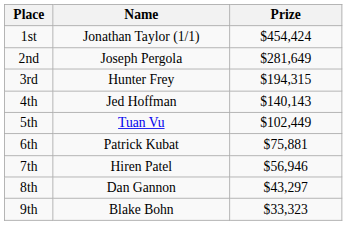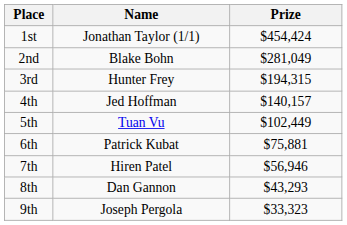(141, 58) Joseph Pergola -> (141, 58) Blake Bohn
(286, 58) $281,649 -> (286, 58) $281,049
(286, 101) $140,143 -> (286, 101) $140,157
(286, 187) $43,297 -> (286, 187) $43,293
(141, 209) Blake Bohn -> (141, 209) Joseph Pergola
